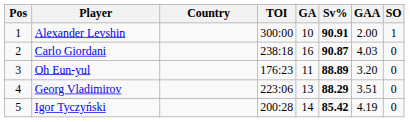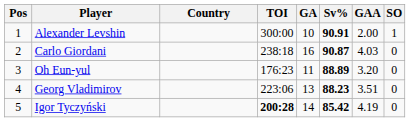(335, 88) 88.29 -> (336, 88) 88.23
(277, 107) normal -> (277, 107) bold
